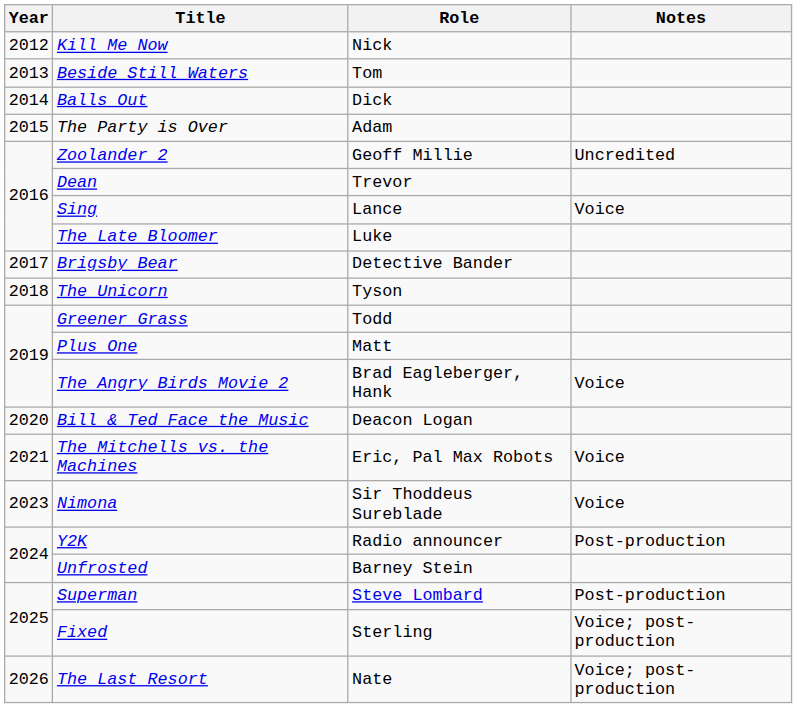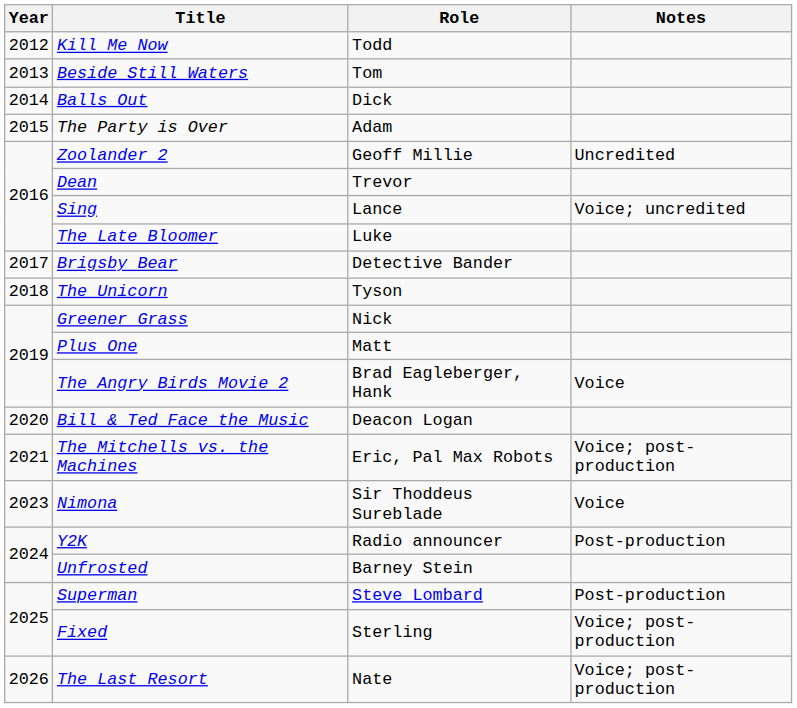(372, 46) Nick -> (372, 46) Todd
(600, 210) Voice -> (660, 210) Voice; uncredited
(372, 319) Todd -> (372, 319) Nick
(600, 457) Voice -> (635, 457) Voice; post-production
